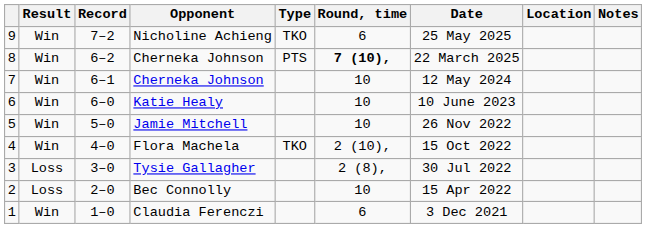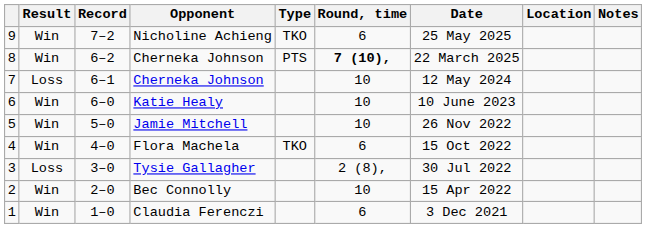(47, 82) Win -> (47, 82) Loss
(362, 147) 2 (10), -> (362, 147) 6
(47, 191) Loss -> (47, 191) Win
